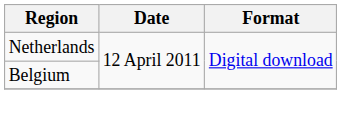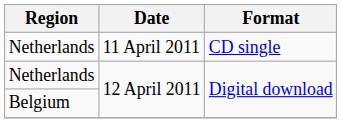+ row: (52, 46)
